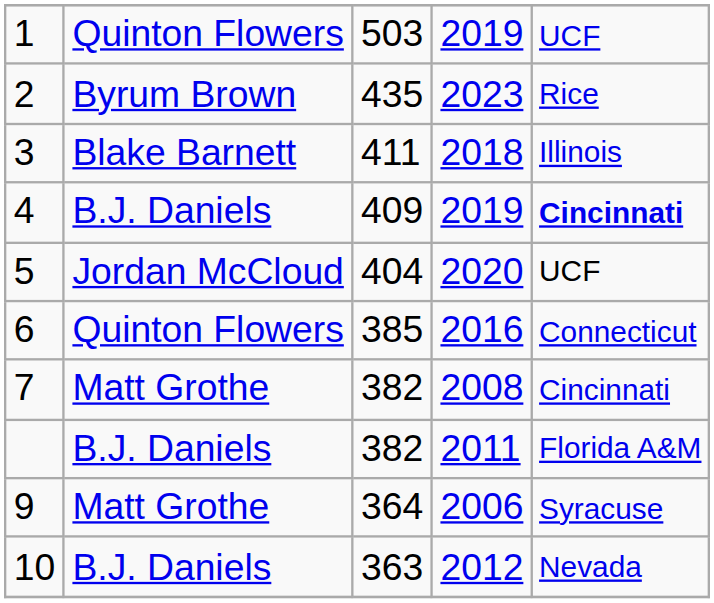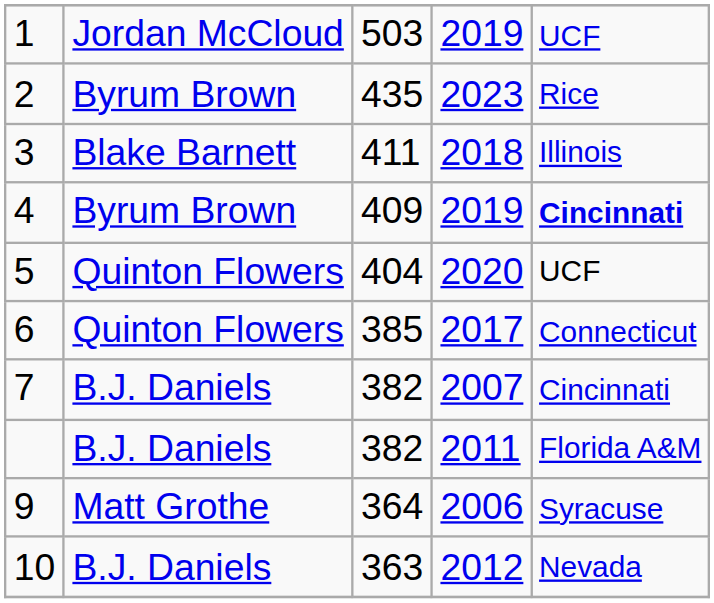(208, 34) Quinton Flowers -> (208, 34) Jordan McCloud
(172, 211) B.J. Daniels -> (184, 211) Byrum Brown
(208, 270) Jordan McCloud -> (208, 270) Quinton Flowers
(482, 329) 2016 -> (482, 329) 2017
(171, 388) Matt Grothe -> (172, 388) B.J. Daniels
(482, 388) 2008 -> (482, 388) 2007
